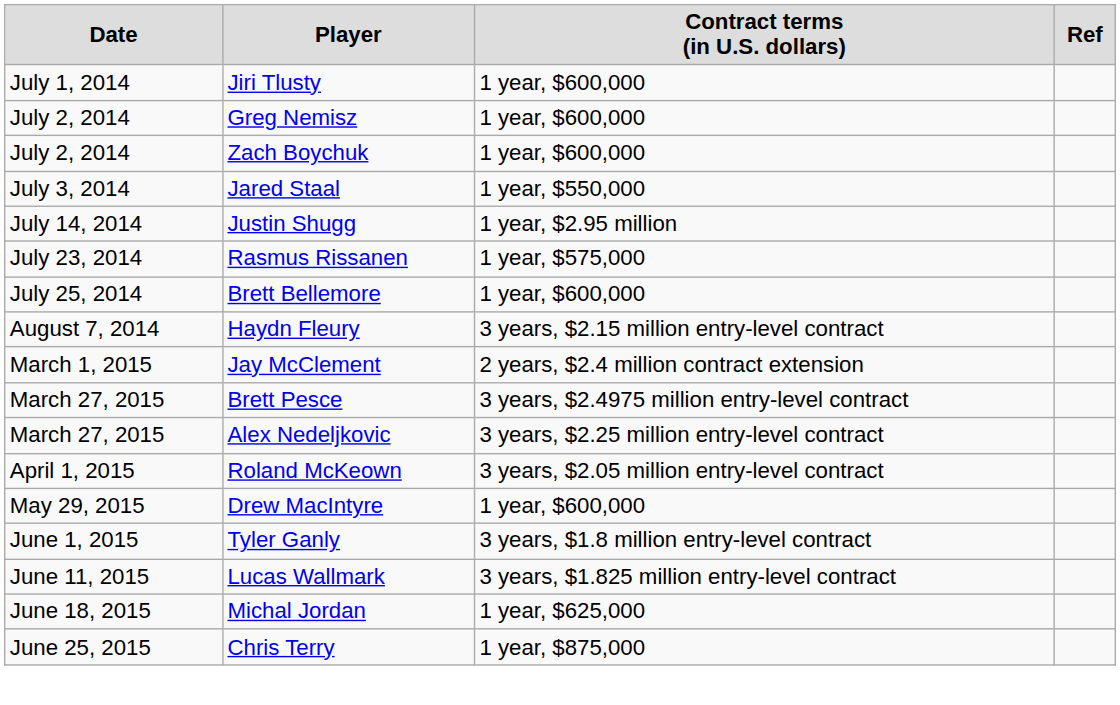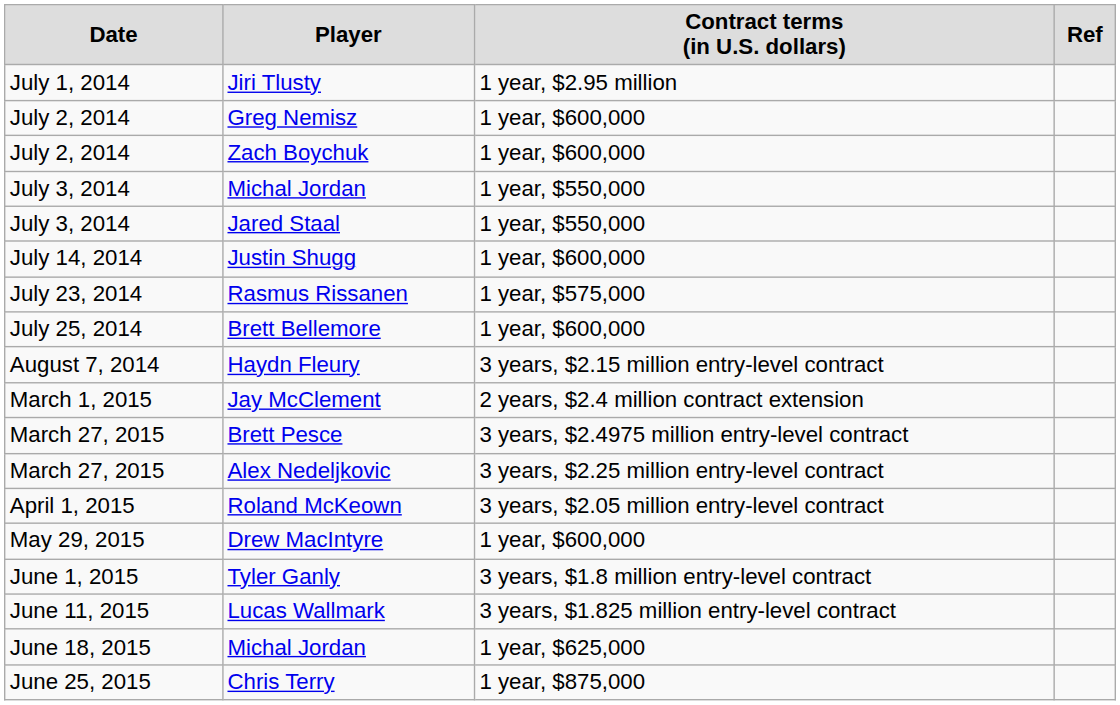(562, 82) 1 year, $600,000 -> (578, 82) 1 year, $2.95 million
+ row: (70, 188)
(578, 223) 1 year, $2.95 million -> (562, 258) 1 year, $600,000
